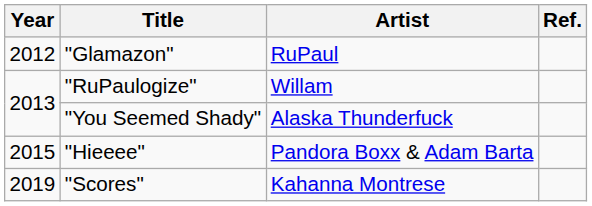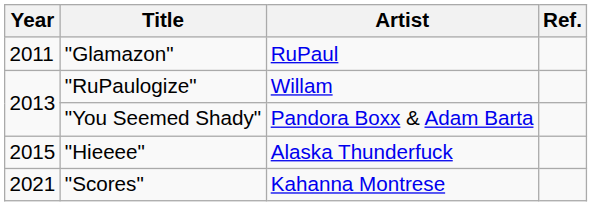(32, 53) 2012 -> (32, 53) 2011
(362, 119) Alaska Thunderfuck -> (402, 119) Pandora Boxx & Adam Barta
(402, 151) Pandora Boxx & Adam Barta -> (362, 151) Alaska Thunderfuck
(32, 184) 2019 -> (32, 184) 2021
